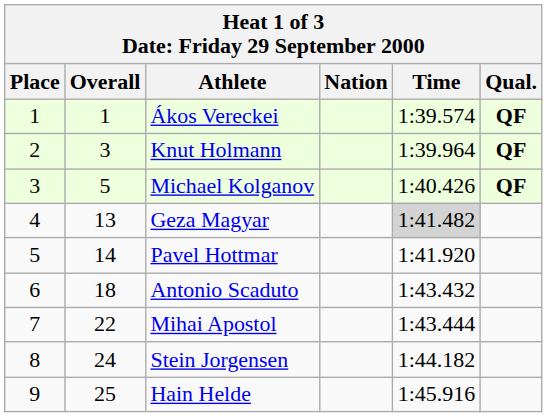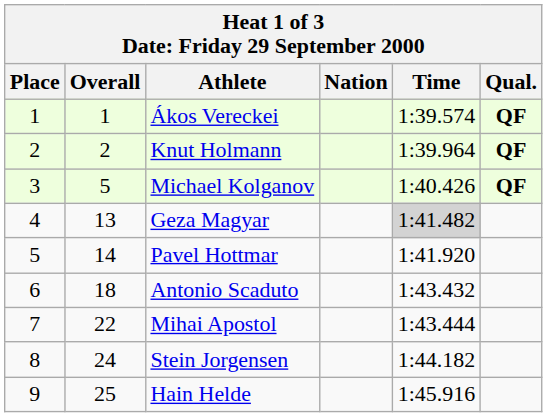(105, 150) 3 -> (105, 150) 2
